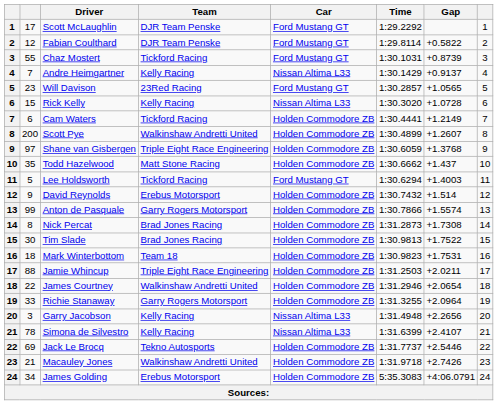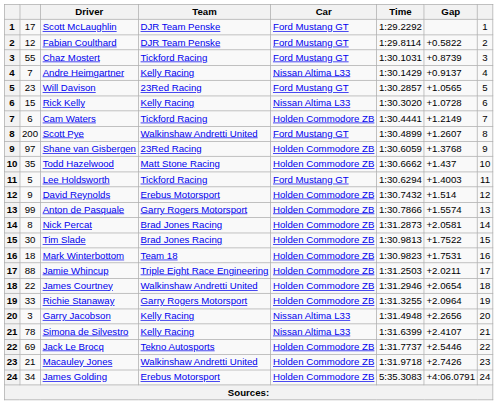(324, 133) Holden Commodore ZB -> (311, 133) Ford Mustang GT
(204, 149) Triple Eight Race Engineering -> (171, 149) 23Red Racing
(444, 225) +1.7308 -> (444, 225) +2.0581
